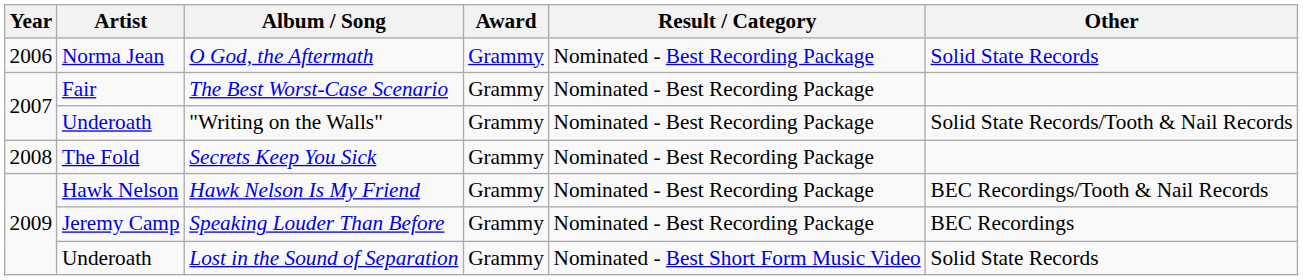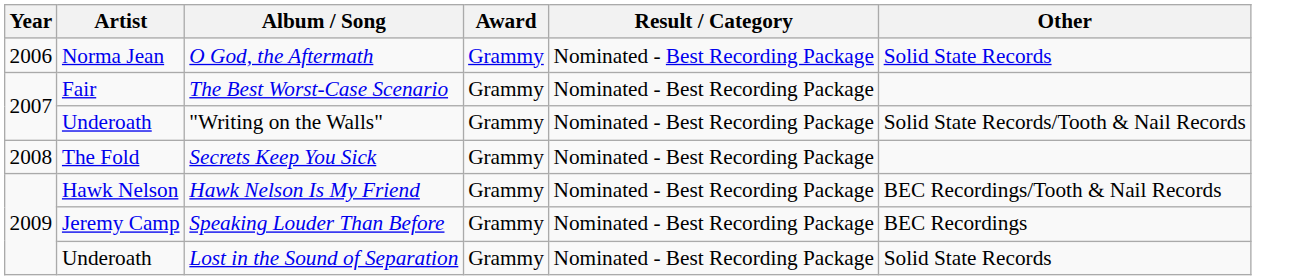(737, 257) Nominated - Best Short Form Music Video -> (714, 257) Nominated - Best Recording Package
